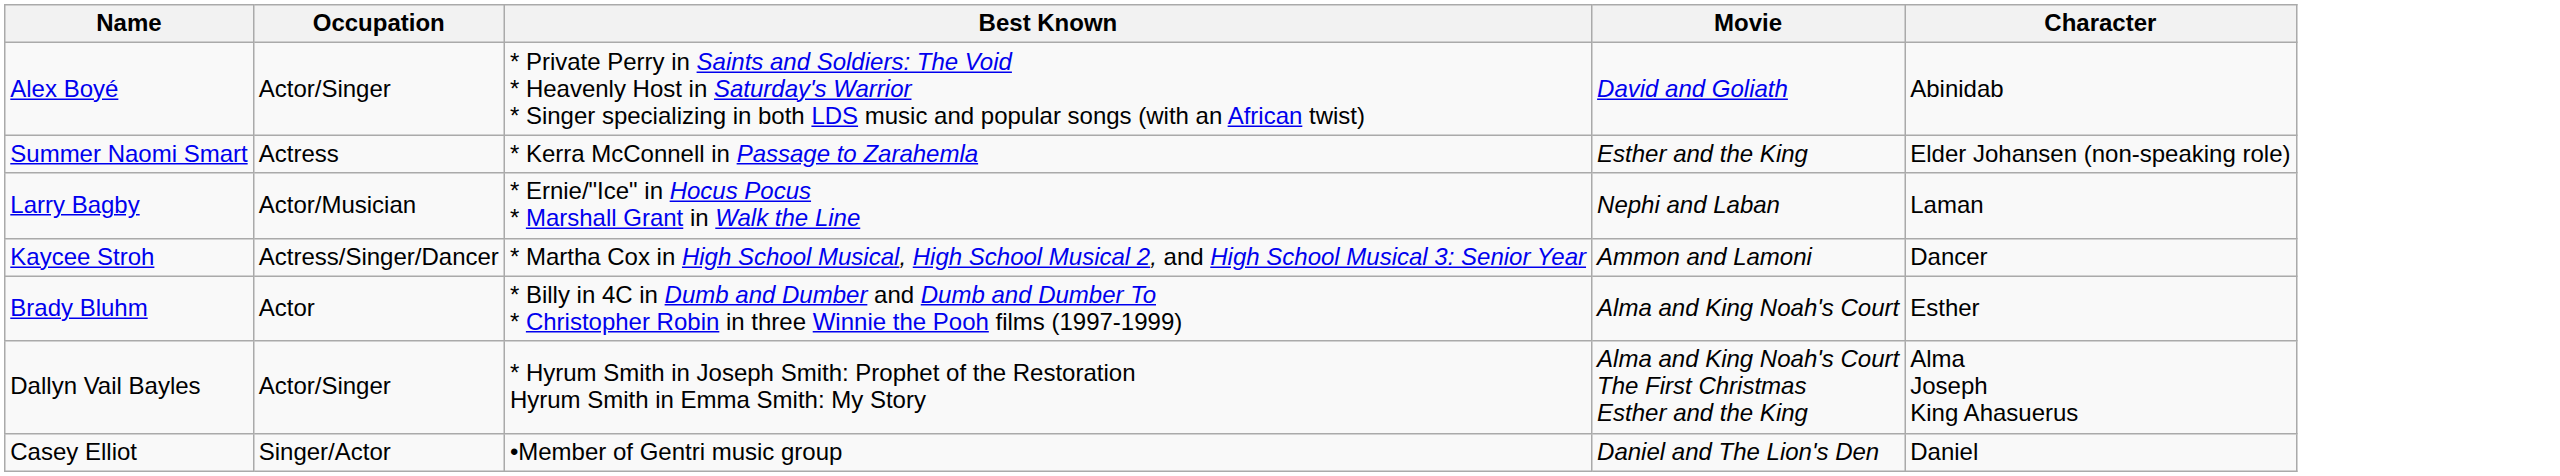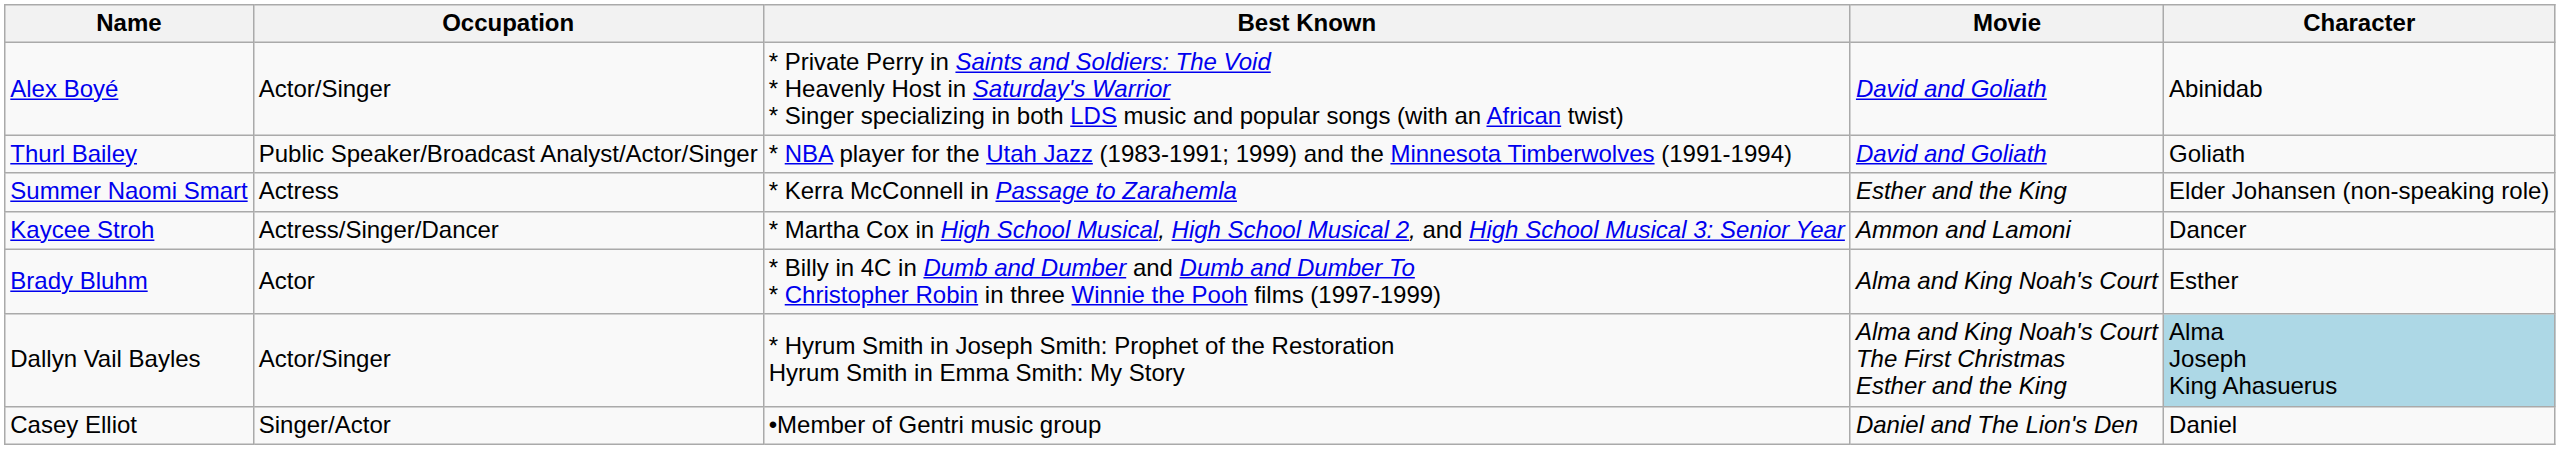+ row: (74, 153)
- row: (75, 205)
(1994, 386) no background -> (2253, 359) lightblue background
